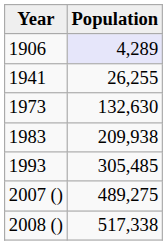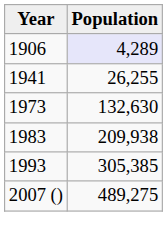(128, 166) 305,485 -> (128, 166) 305,385
- row: (36, 225)
